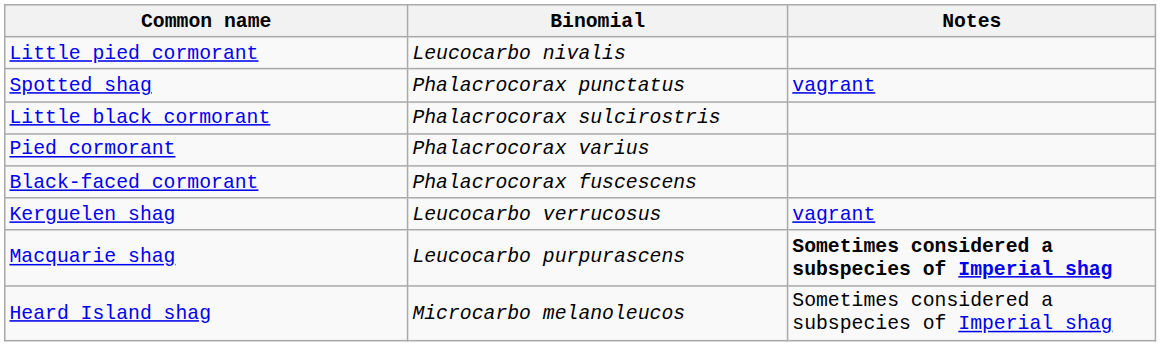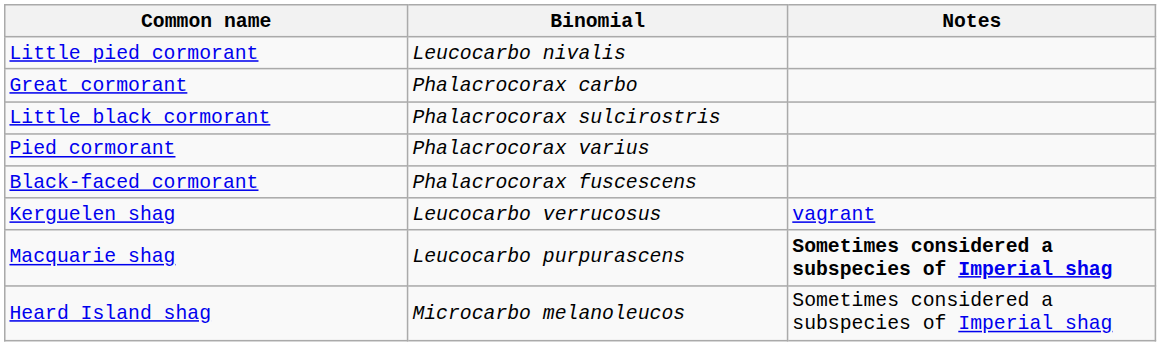+ row: (98, 85)
- row: (81, 85)
